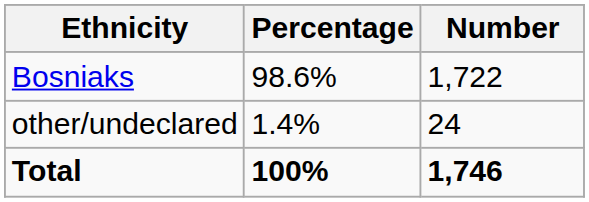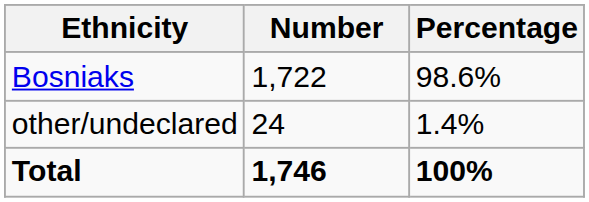columns swapped: (503, 28) <-> (333, 28)
